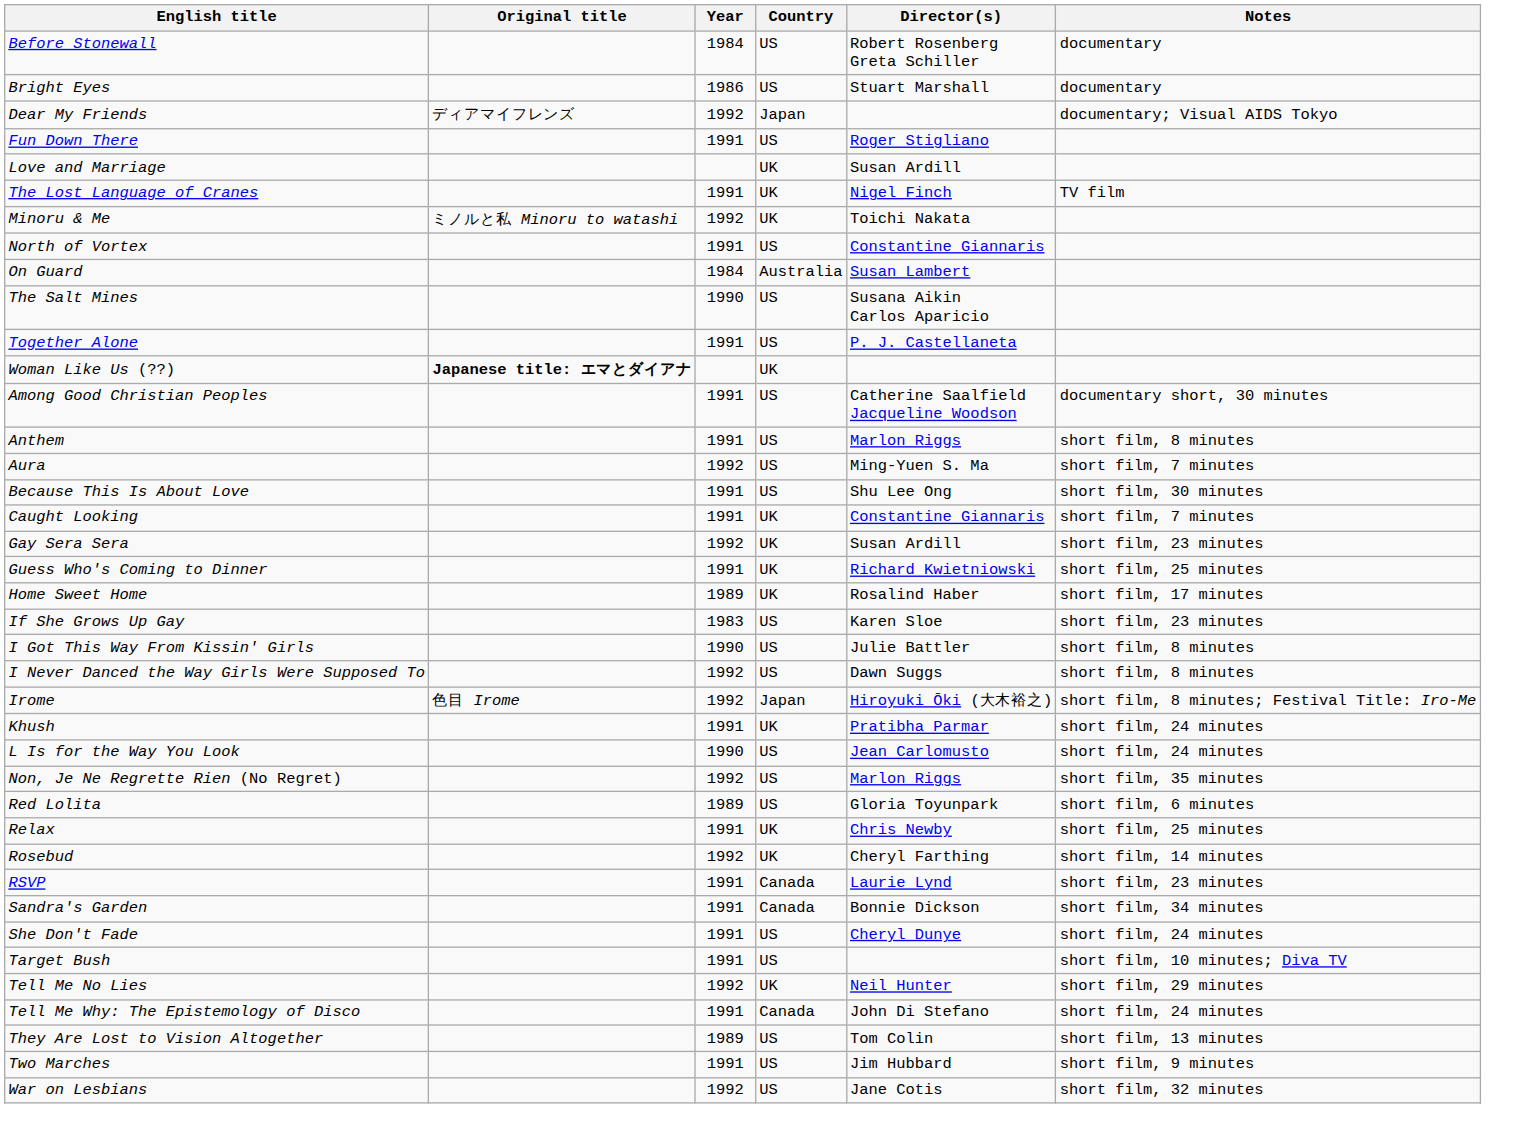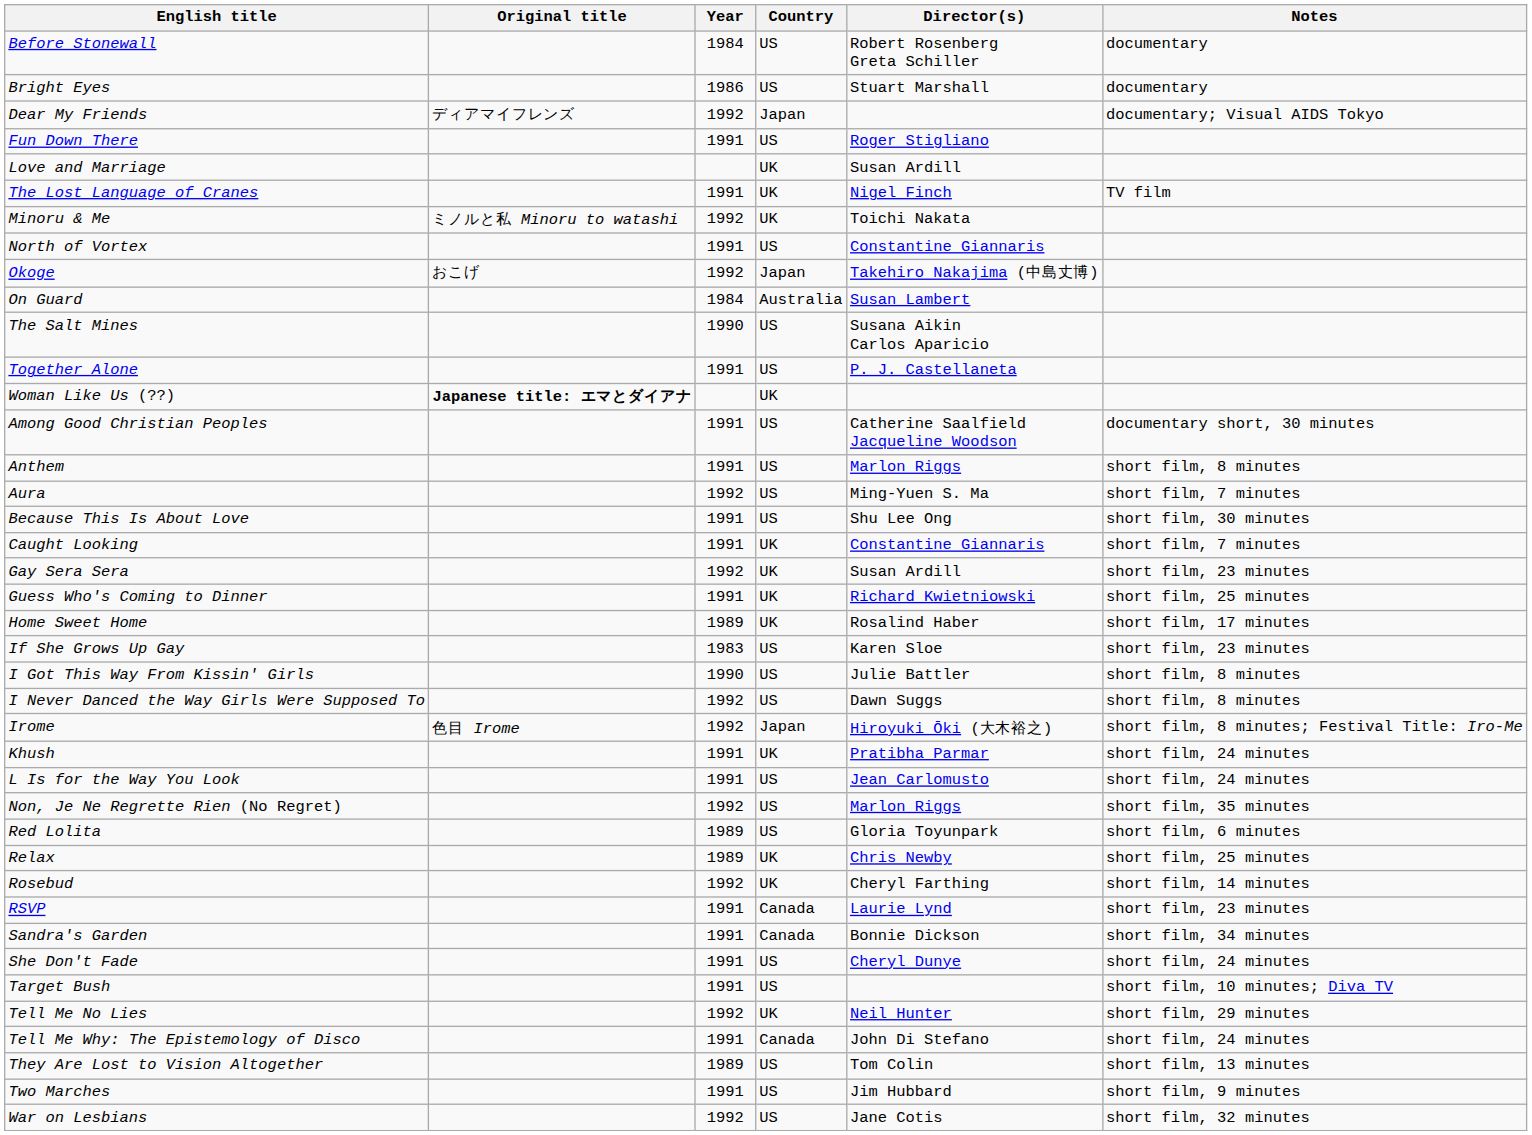+ row: (32, 273)
(725, 753) 1990 -> (725, 780) 1991
(725, 830) 1991 -> (725, 858) 1989
